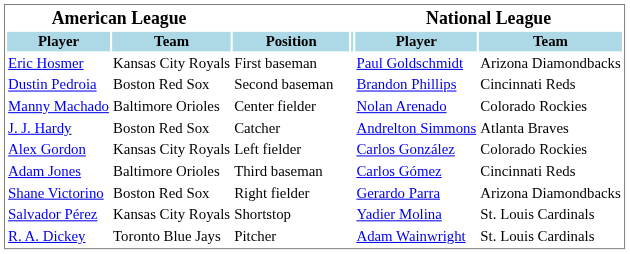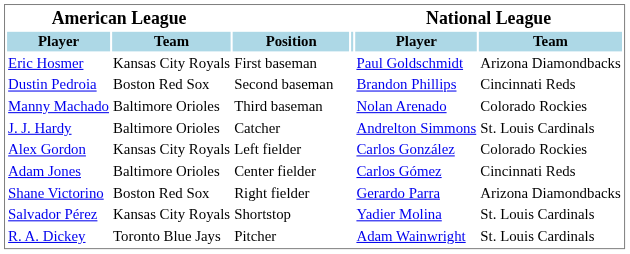(275, 106) Center fielder -> (278, 106) Third baseman
(161, 128) Boston Red Sox -> (166, 128) Baltimore Orioles
(525, 128) Atlanta Braves -> (537, 128) St. Louis Cardinals
(278, 171) Third baseman -> (275, 171) Center fielder
